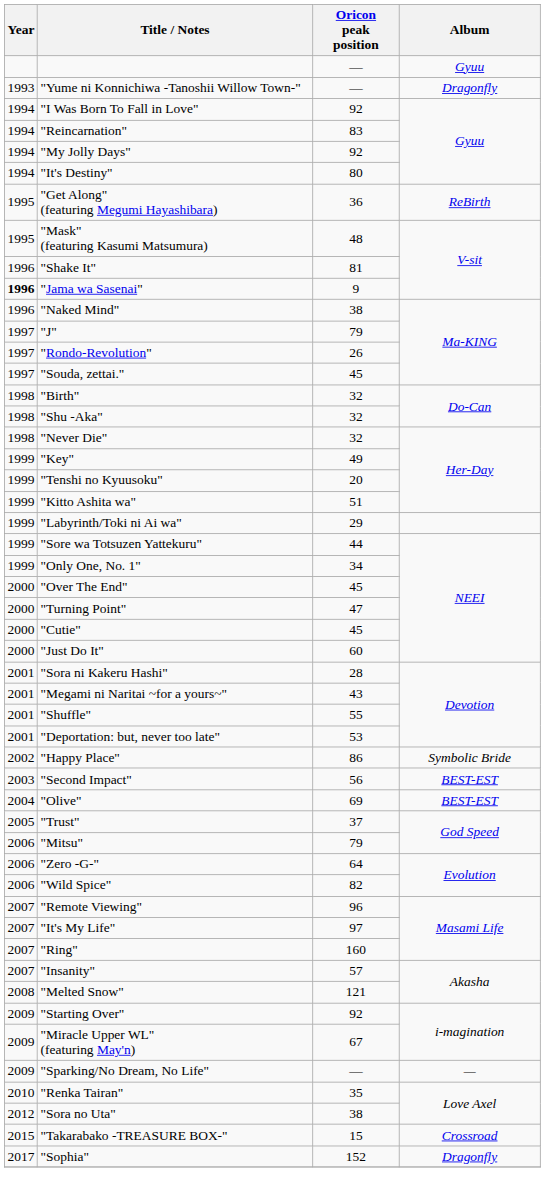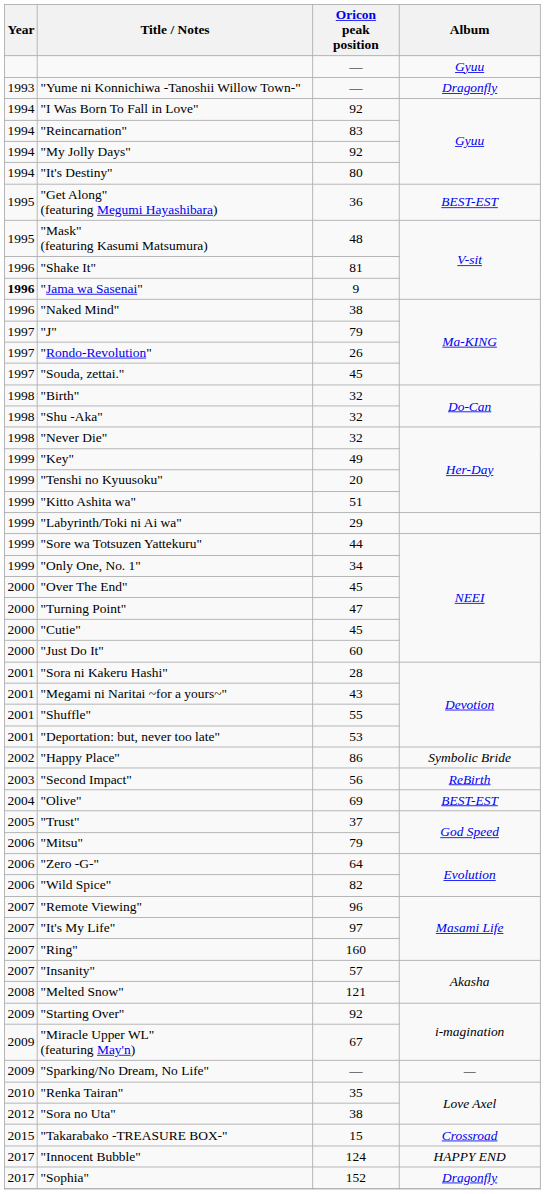(470, 202) ReBirth -> (470, 202) BEST-EST
(470, 779) BEST-EST -> (470, 779) ReBirth
+ row: (91, 1156)
